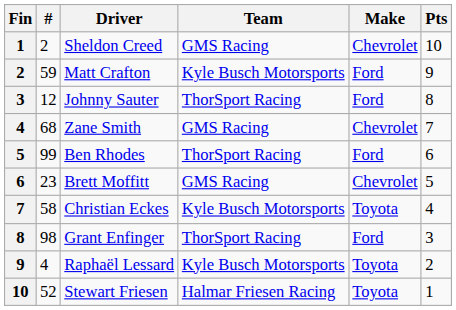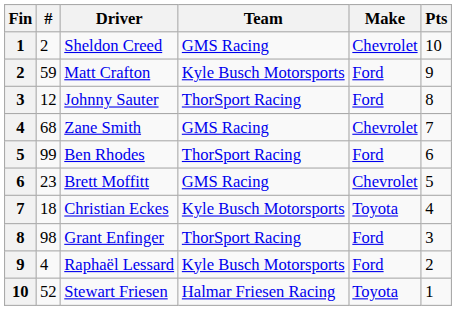(48, 209) 58 -> (48, 209) 18
(375, 264) Toyota -> (368, 264) Ford
